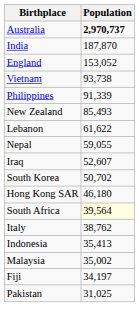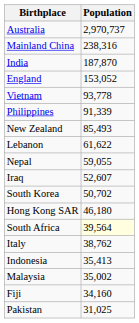(104, 29) bold -> (104, 29) normal
+ row: (40, 46)
(97, 79) 93,738 -> (97, 95) 93,778
(97, 277) 34,197 -> (97, 293) 34,160
